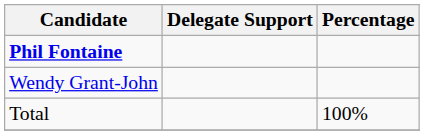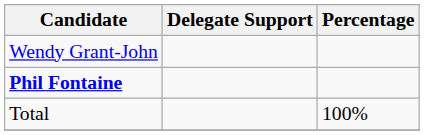rows swapped: (66, 51) <-> (84, 82)
